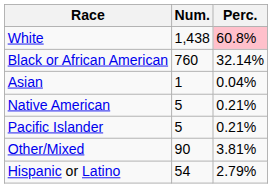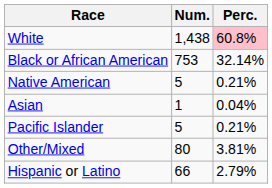(186, 60) 760 -> (186, 60) 753
rows swapped: (59, 104) <-> (25, 82)
(182, 149) 90 -> (182, 149) 80
(182, 171) 54 -> (182, 171) 66
